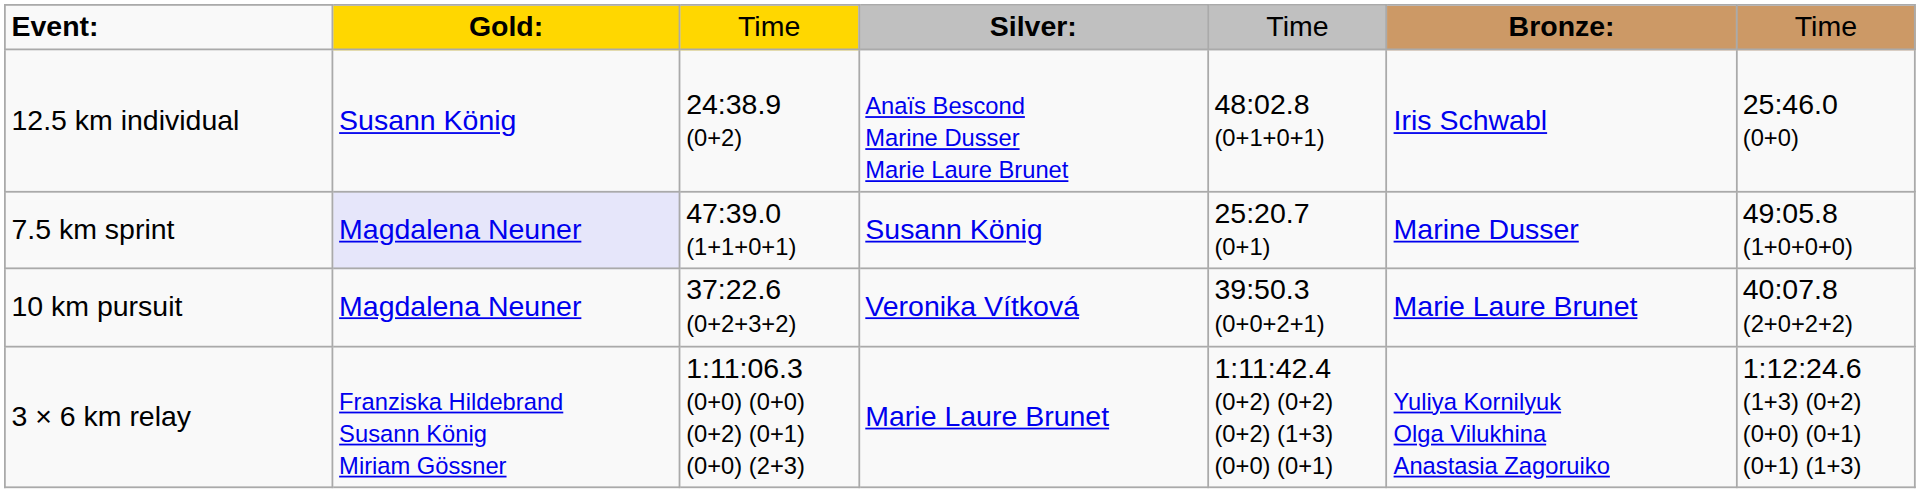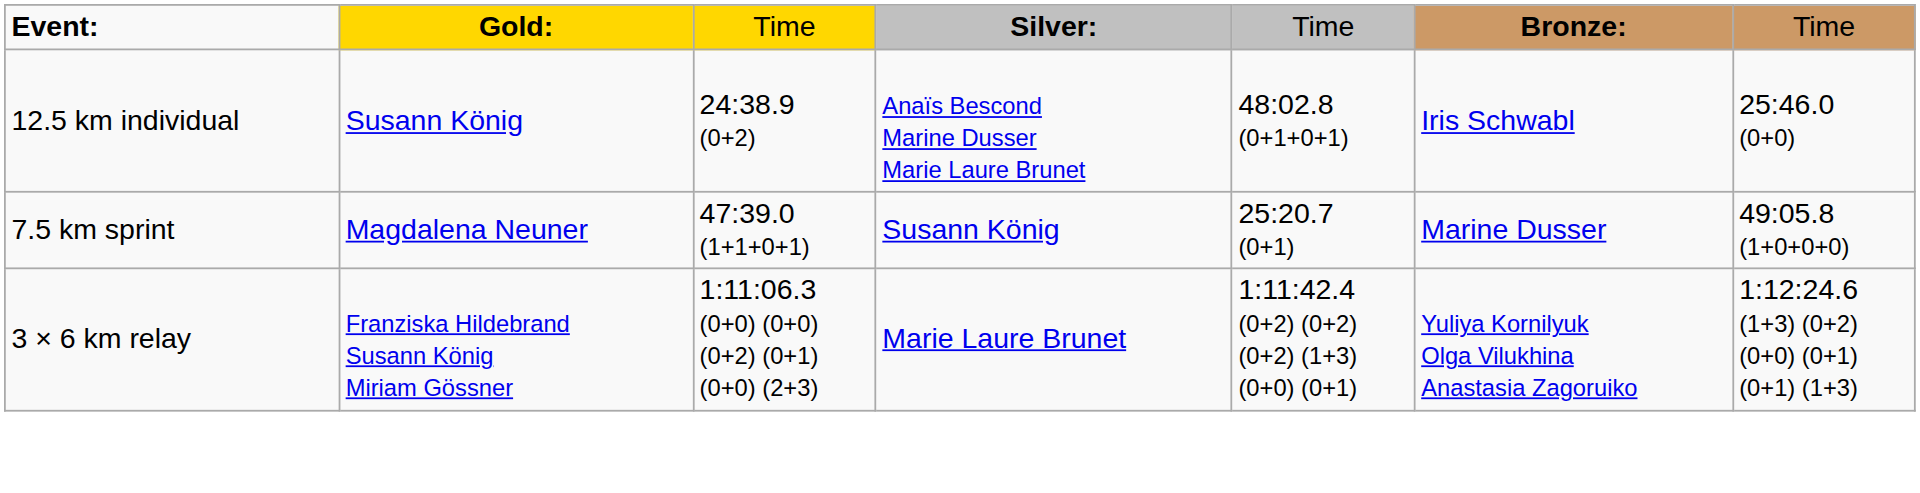(460, 229) lavender background -> (467, 229) no background
- row: (97, 306)
